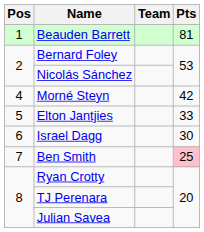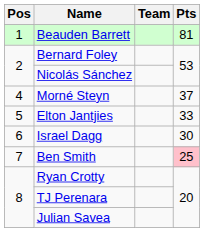(186, 95) 42 -> (186, 95) 37
